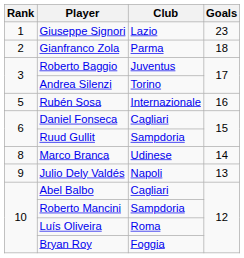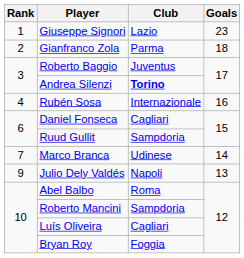(146, 84) normal -> (148, 84) bold
(21, 102) 5 -> (21, 102) 4
(21, 155) 8 -> (21, 155) 7
(150, 191) Cagliari -> (146, 191) Roma
(146, 226) Roma -> (150, 226) Cagliari
